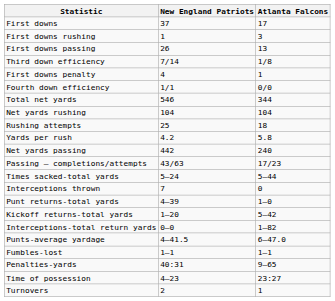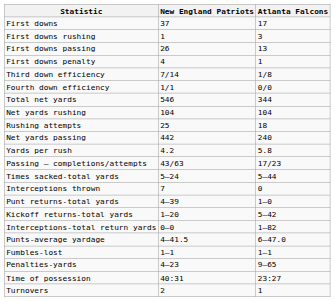rows swapped: (51, 74) <-> (55, 62)
rows swapped: (39, 138) <-> (46, 150)
(172, 265) 40:31 -> (170, 265) 4–23
(170, 278) 4–23 -> (172, 278) 40:31
